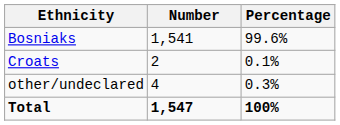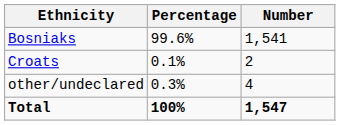columns swapped: (194, 16) <-> (288, 16)
